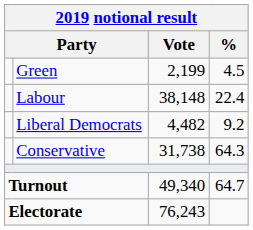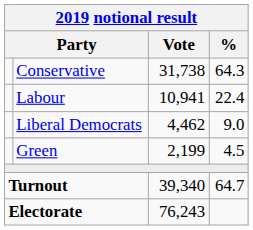rows swapped: (61, 151) <-> (37, 71)
(182, 97) 38,148 -> (182, 97) 10,941
(186, 124) 4,482 -> (186, 124) 4,462
(234, 124) 9.2 -> (234, 124) 9.0
(182, 185) 49,340 -> (182, 185) 39,340
